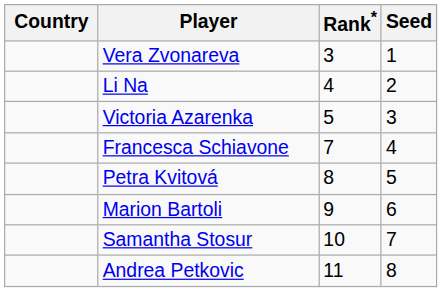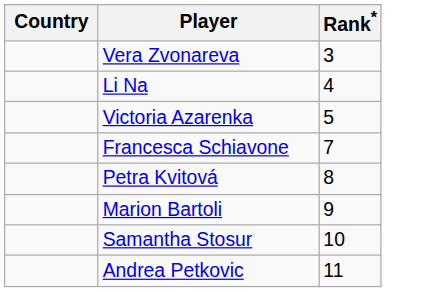- column: (409, 22)
